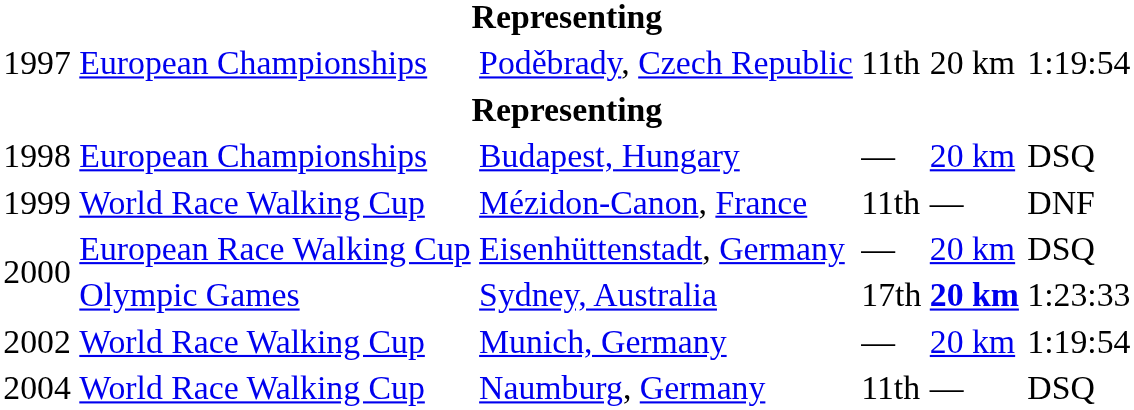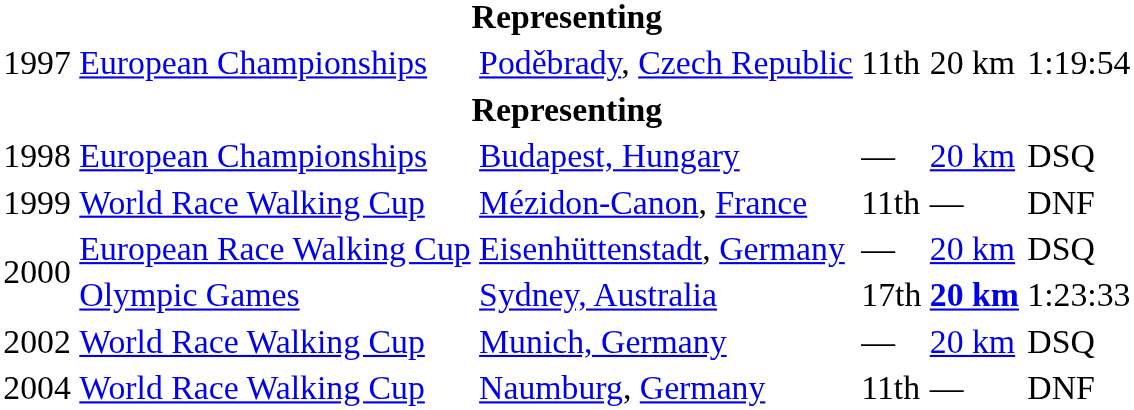(1079, 341) 1:19:54 -> (1061, 341) DSQ
(1061, 388) DSQ -> (1061, 388) DNF
